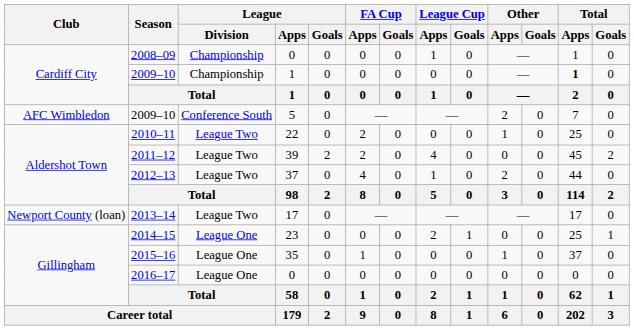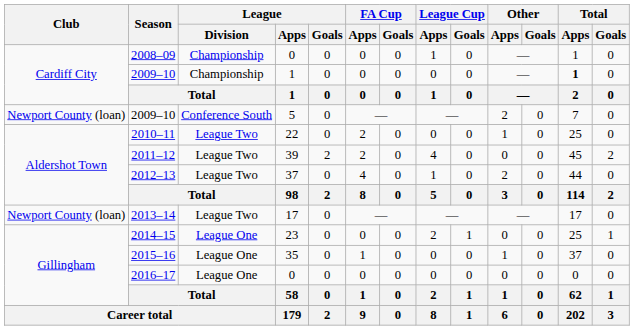(66, 114) AFC Wimbledon -> (66, 114) Newport County (loan)
